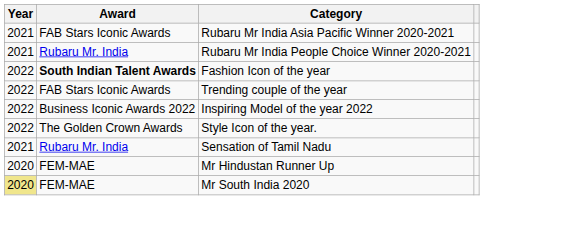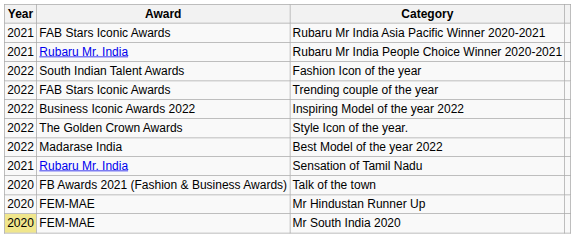(118, 71) bold -> (112, 71) normal
+ row: (368, 147)
+ row: (334, 185)
